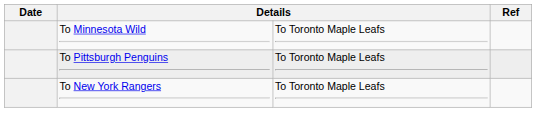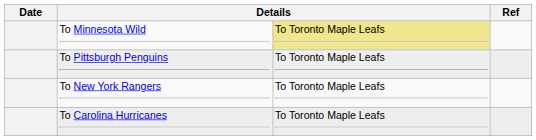(381, 33) no background -> (381, 33) khaki background
+ row: (165, 119)
